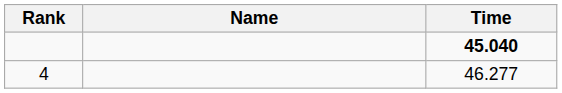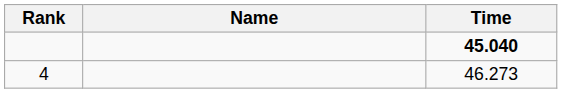(491, 74) 46.277 -> (491, 74) 46.273
